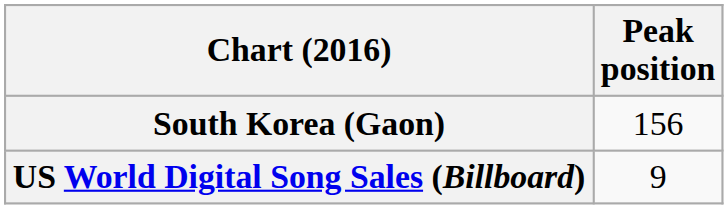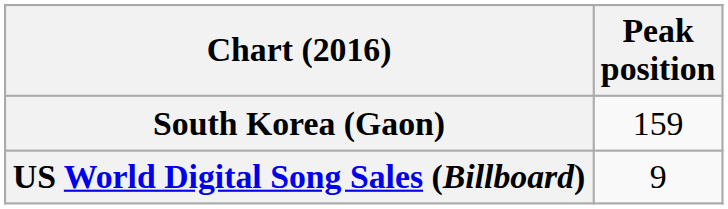(658, 122) 156 -> (658, 122) 159
